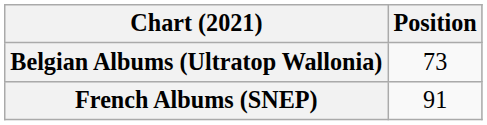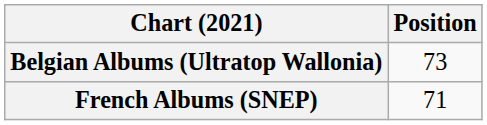(435, 100) 91 -> (435, 100) 71
